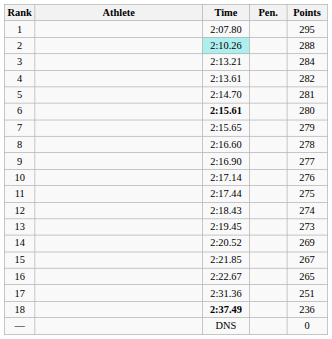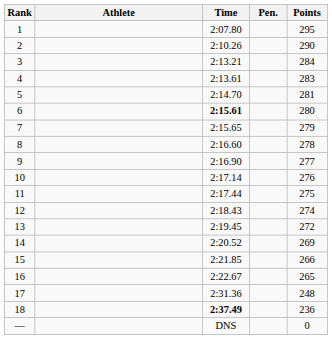(226, 45) paleturquoise background -> (226, 45) no background
(307, 45) 288 -> (307, 45) 290
(307, 78) 282 -> (307, 78) 283
(307, 227) 273 -> (307, 227) 272
(307, 260) 267 -> (307, 260) 266
(307, 293) 251 -> (307, 293) 248
